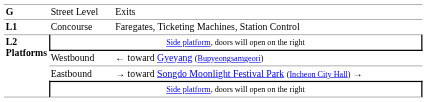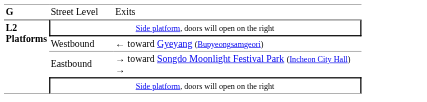- row: (72, 27)
